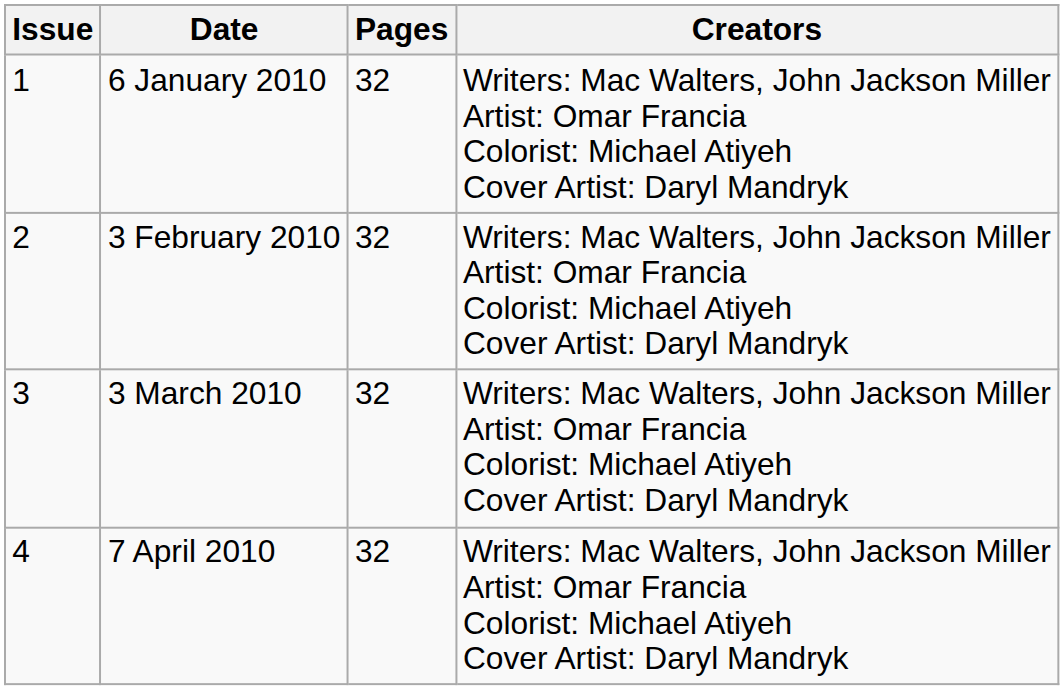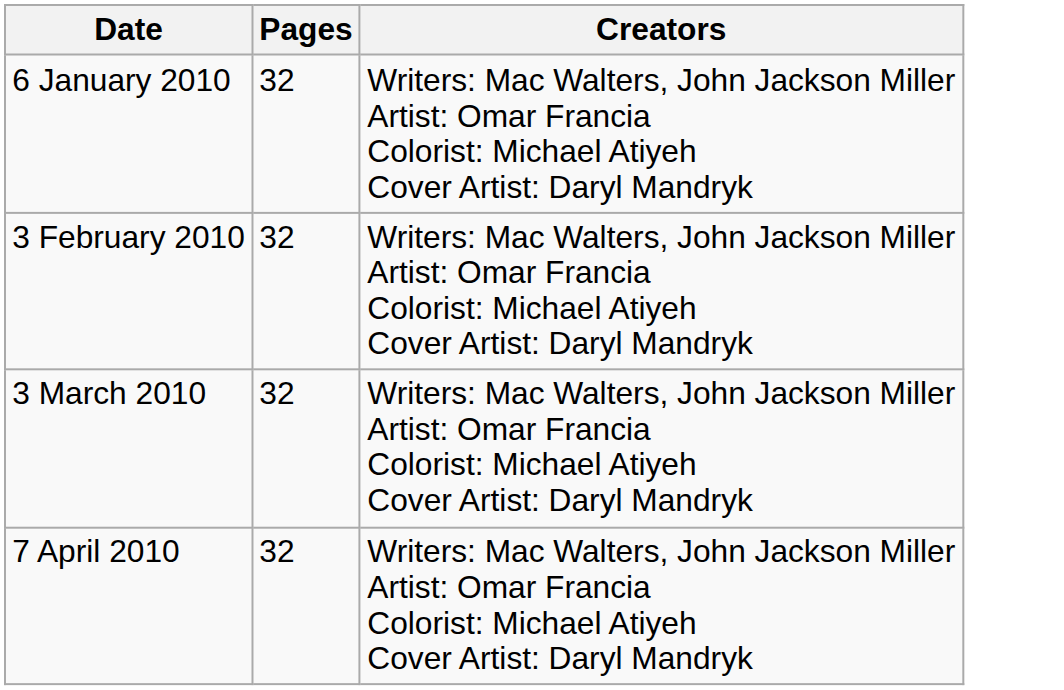- column: (53, 29)
